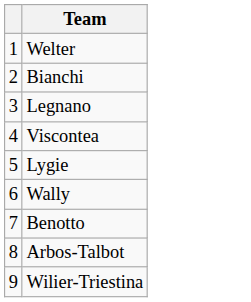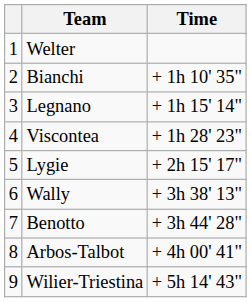+ column: (197, 19)
